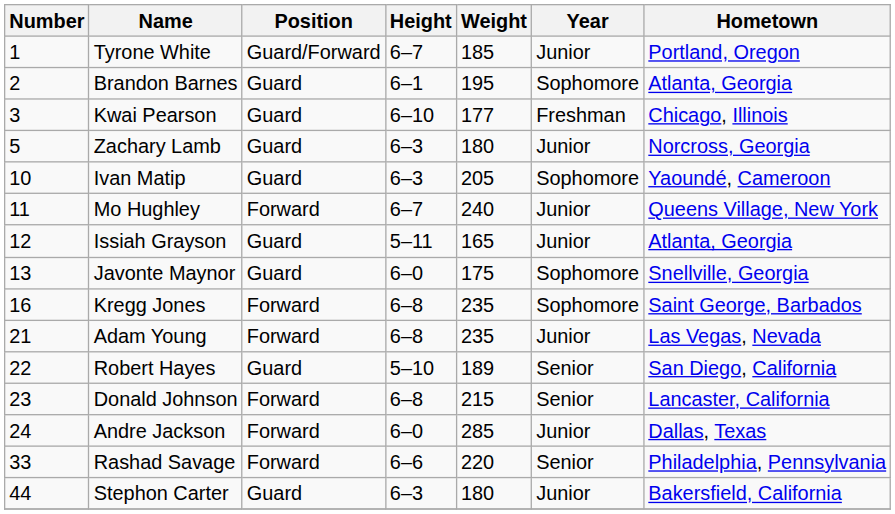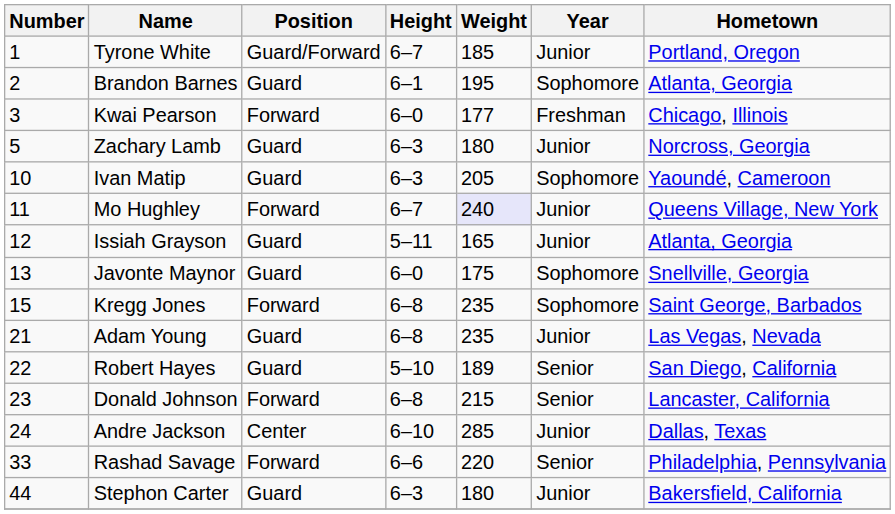(274, 115) Guard -> (283, 115) Forward
(412, 115) 6–10 -> (406, 115) 6–0
(478, 210) no background -> (478, 210) lavender background
(20, 304) 16 -> (20, 304) 15
(283, 336) Forward -> (274, 336) Guard
(283, 430) Forward -> (277, 430) Center
(406, 430) 6–0 -> (412, 430) 6–10
